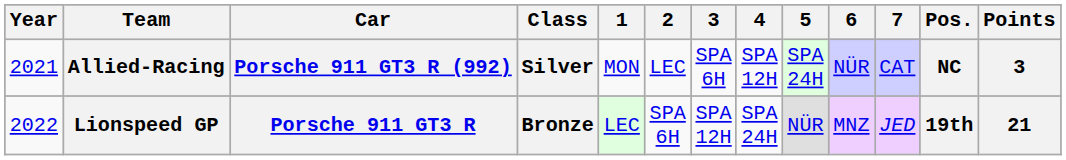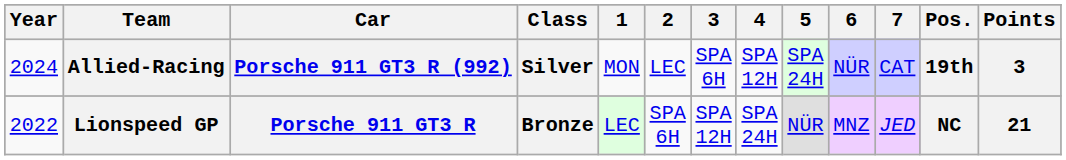(34, 67) 2021 -> (34, 67) 2024
(949, 67) NC -> (949, 67) 19th
(949, 125) 19th -> (949, 125) NC
